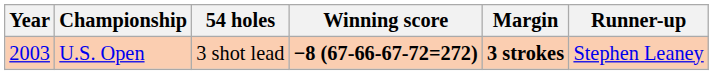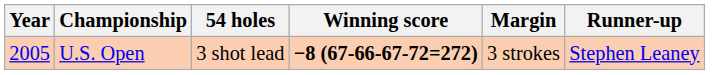(30, 52) 2003 -> (30, 52) 2005
(526, 52) bold -> (523, 52) normal
